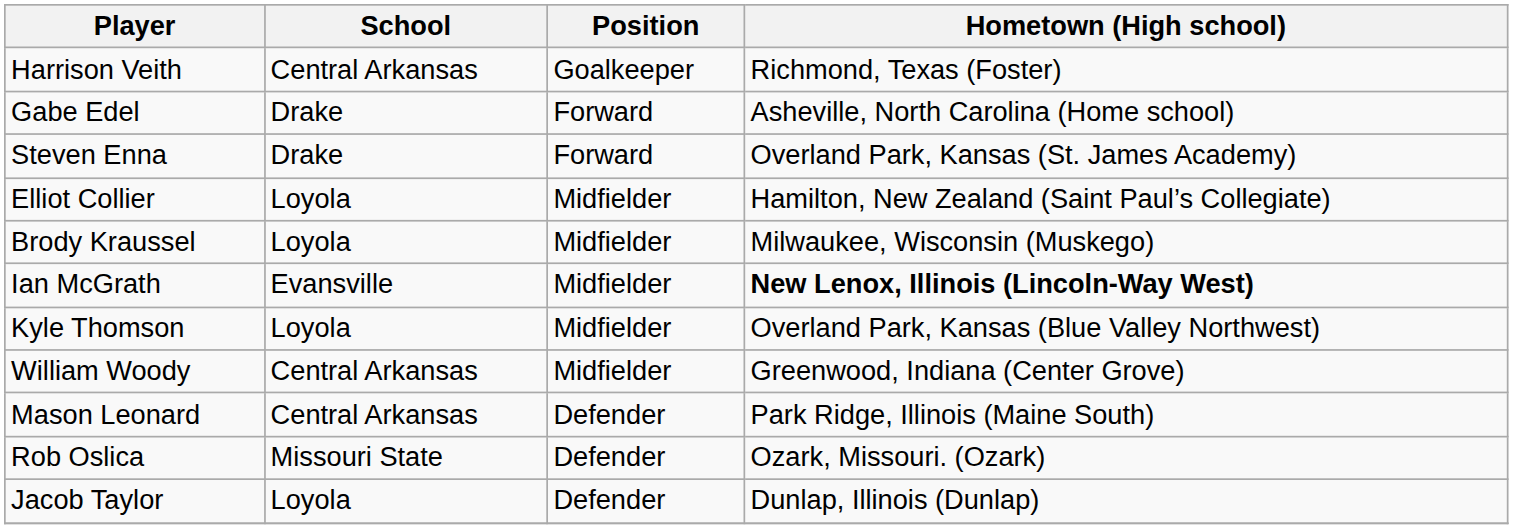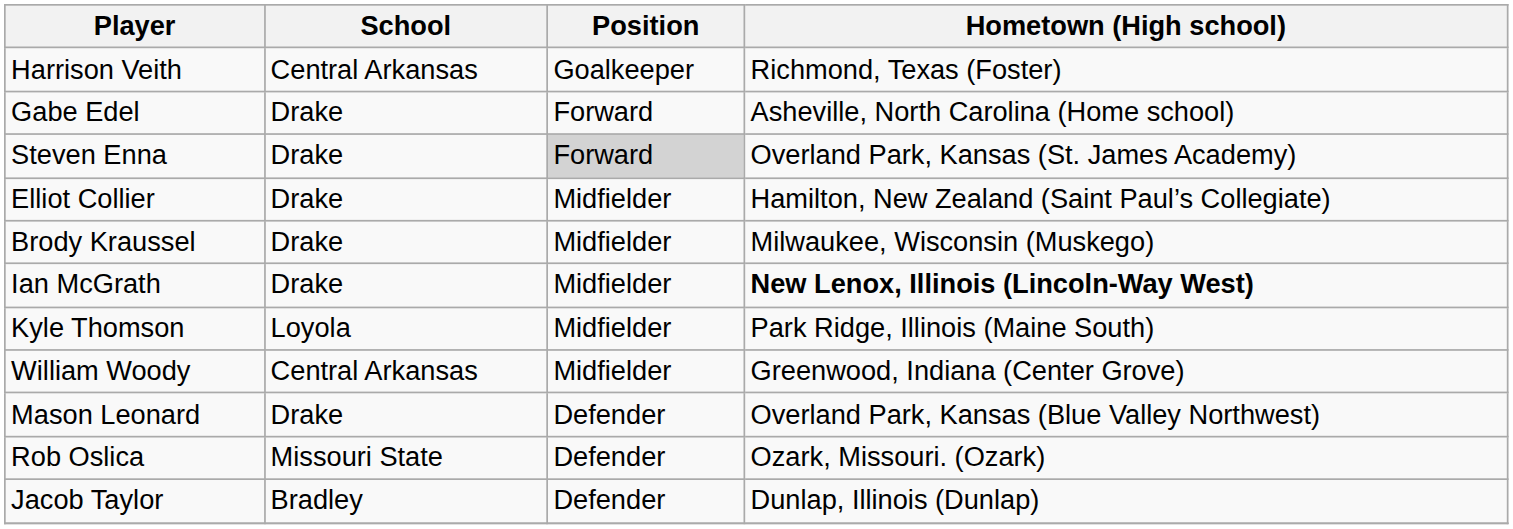(603, 155) no background -> (603, 155) lightgrey background
(311, 198) Loyola -> (307, 198) Drake
(311, 241) Loyola -> (307, 241) Drake
(332, 284) Evansville -> (307, 284) Drake
(1035, 328) Overland Park, Kansas (Blue Valley Northwest) -> (952, 328) Park Ridge, Illinois (Maine South)
(374, 414) Central Arkansas -> (307, 414) Drake
(952, 414) Park Ridge, Illinois (Maine South) -> (1035, 414) Overland Park, Kansas (Blue Valley Northwest)
(311, 500) Loyola -> (317, 500) Bradley
